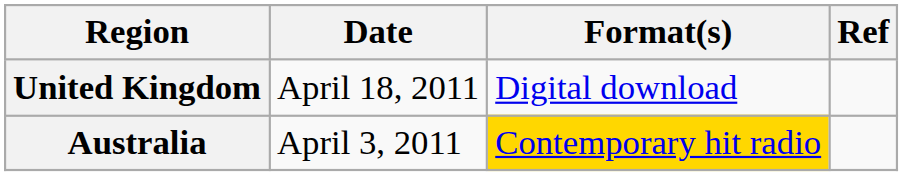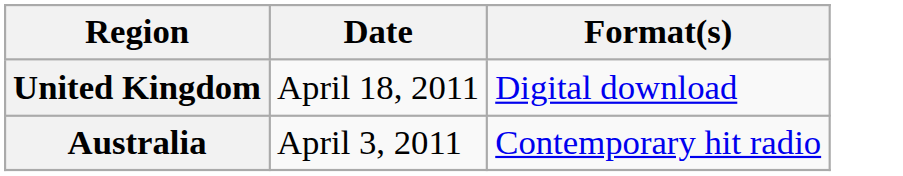- column: (863, 32)
(658, 142) gold background -> (658, 142) no background
